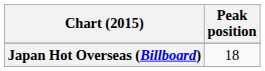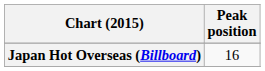(232, 54) 18 -> (232, 54) 16
